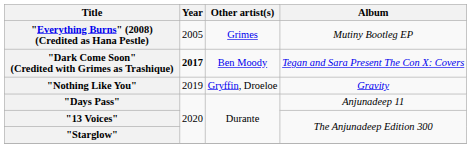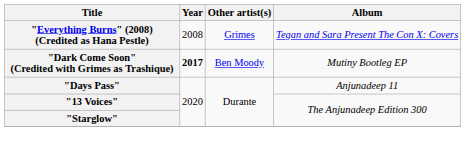(192, 35) 2005 -> (192, 35) 2008
(373, 35) Mutiny Bootleg EP -> (367, 35) Tegan and Sara Present The Con X: Covers
(373, 63) Tegan and Sara Present The Con X: Covers -> (367, 63) Mutiny Bootleg EP
- row: (92, 85)
